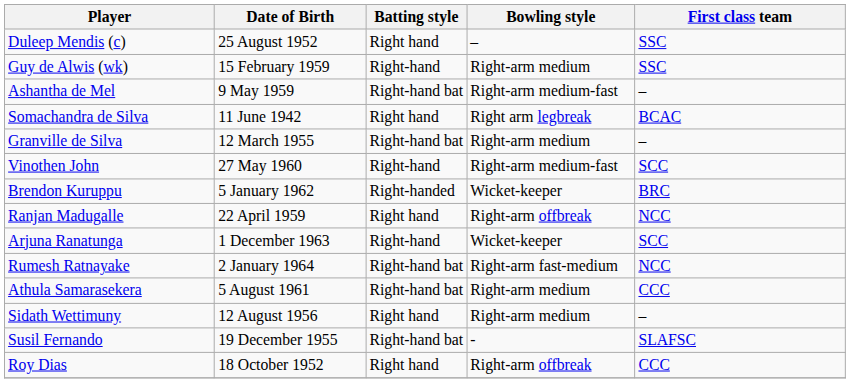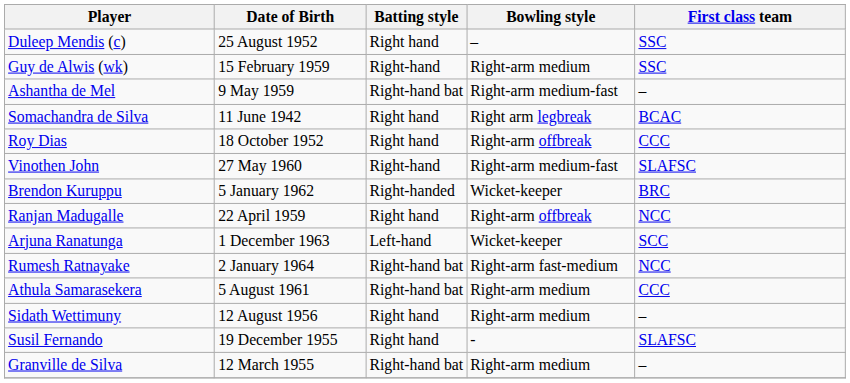rows swapped: (38, 365) <-> (65, 141)
(653, 166) SCC -> (667, 166) SLAFSC
(405, 240) Right-hand -> (400, 240) Left-hand
(416, 340) Right-hand bat -> (404, 340) Right hand
